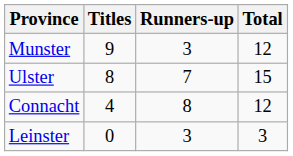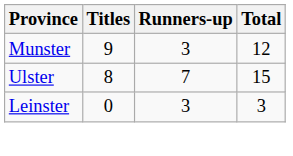- row: (44, 106)
